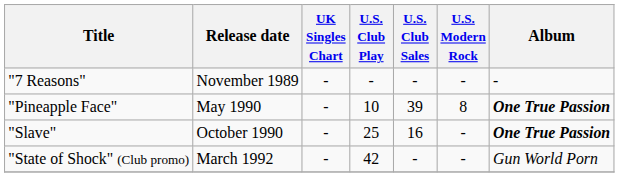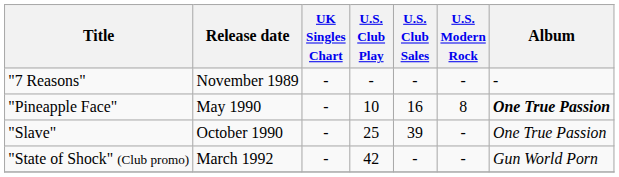(415, 107) 39 -> (415, 107) 16
(415, 133) 16 -> (415, 133) 39
(552, 133) bold -> (550, 133) normal
